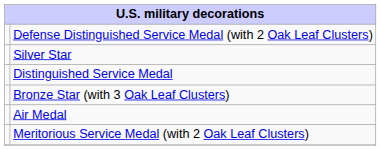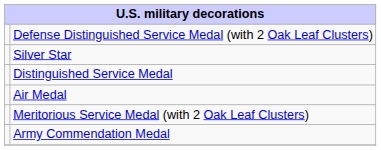- row: (121, 94)
+ row: (91, 134)
